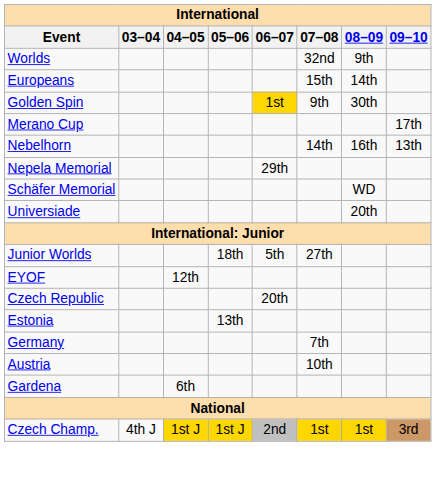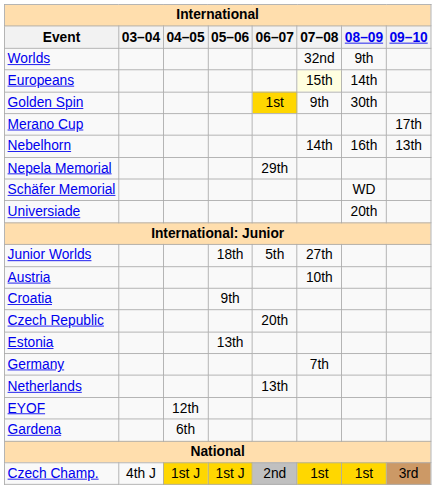(319, 80) no background -> (319, 80) lightyellow background
rows swapped: (29, 364) <-> (26, 277)
+ row: (30, 299)
+ row: (45, 386)
